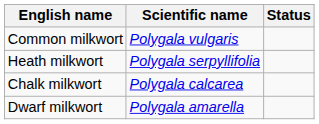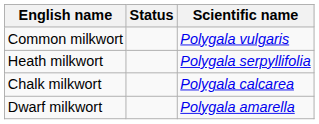columns swapped: (195, 15) <-> (289, 15)
